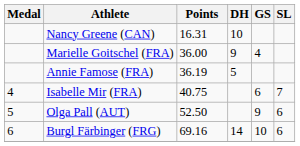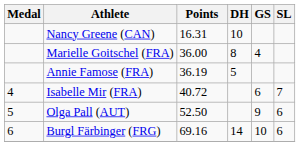(233, 53) 9 -> (233, 53) 8
(193, 92) 40.75 -> (193, 92) 40.72
